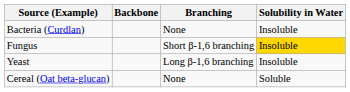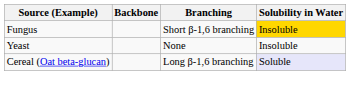- row: (46, 29)
(208, 62) Long β-1,6 branching -> (174, 45) None
(174, 78) None -> (208, 62) Long β-1,6 branching
(275, 78) no background -> (275, 62) lavender background
